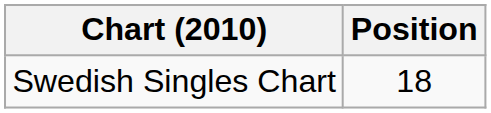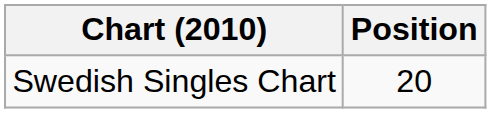(414, 81) 18 -> (414, 81) 20
